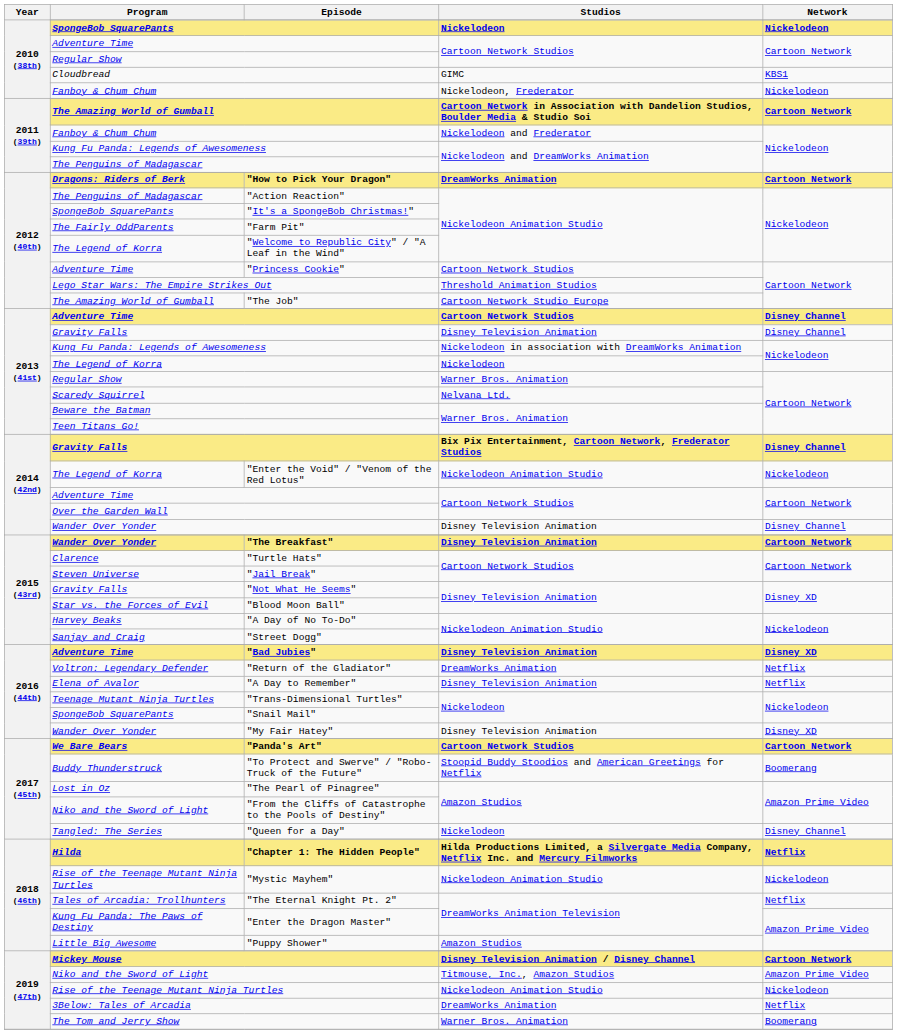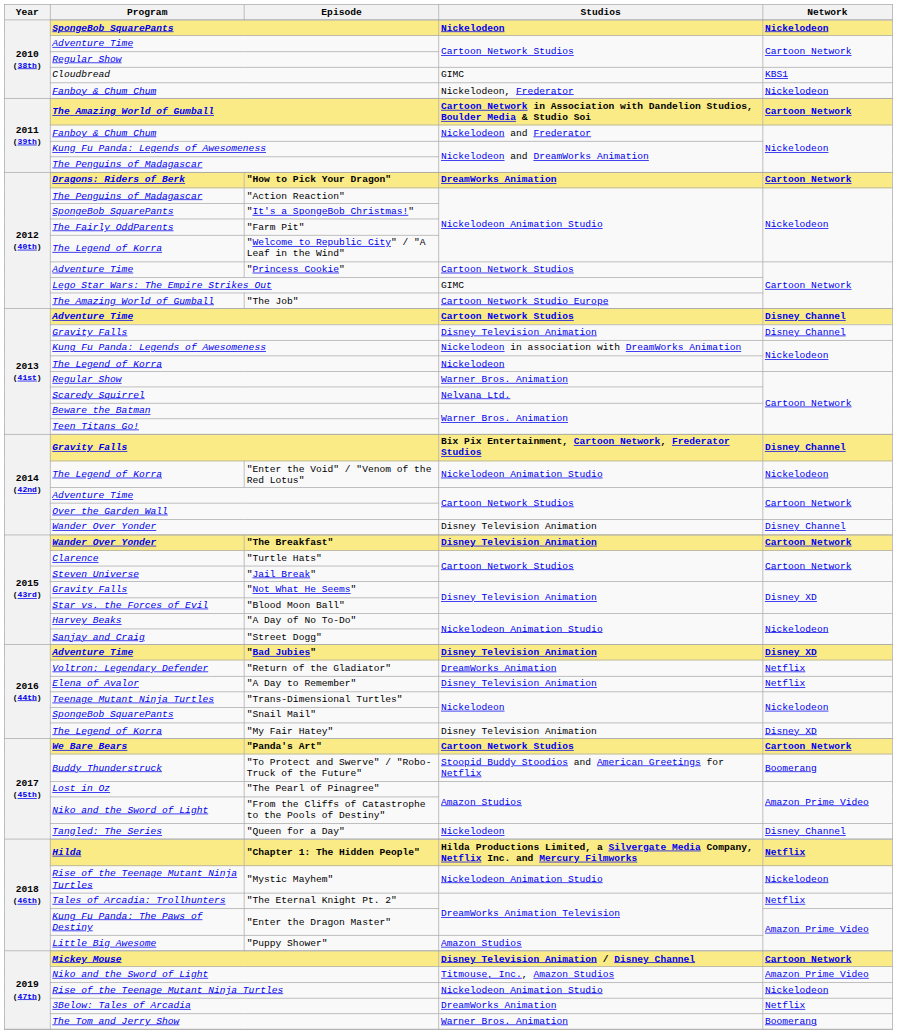(519, 285) Threshold Animation Studios -> (453, 285) GIMC
(104, 731) Wander Over Yonder -> (107, 731) The Legend of Korra
